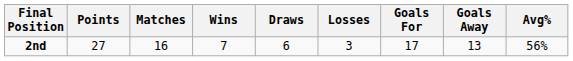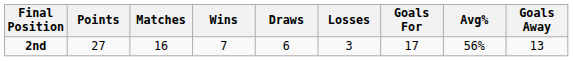columns swapped: (474, 21) <-> (537, 21)
